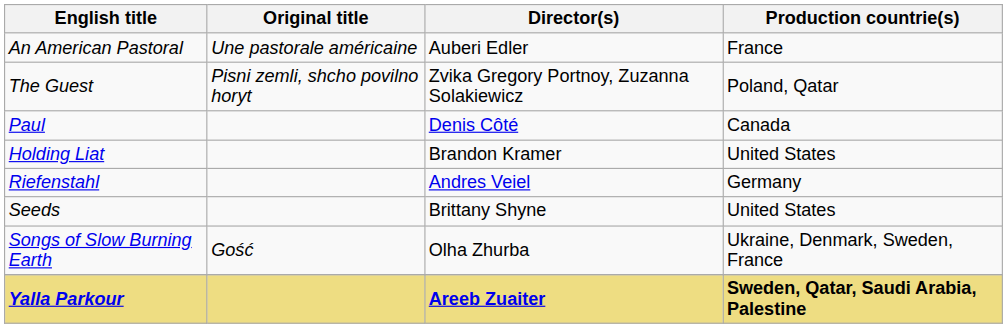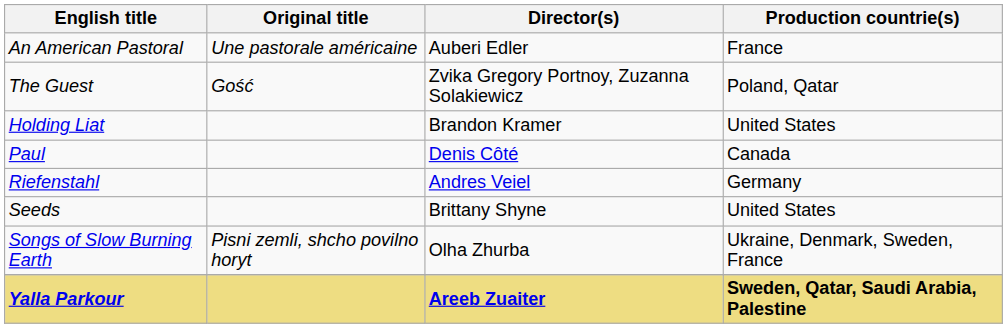(315, 86) Pisni zemli, shcho povilno horyt -> (232, 86) Gość
rows swapped: (56, 153) <-> (27, 125)
(232, 250) Gość -> (315, 250) Pisni zemli, shcho povilno horyt
